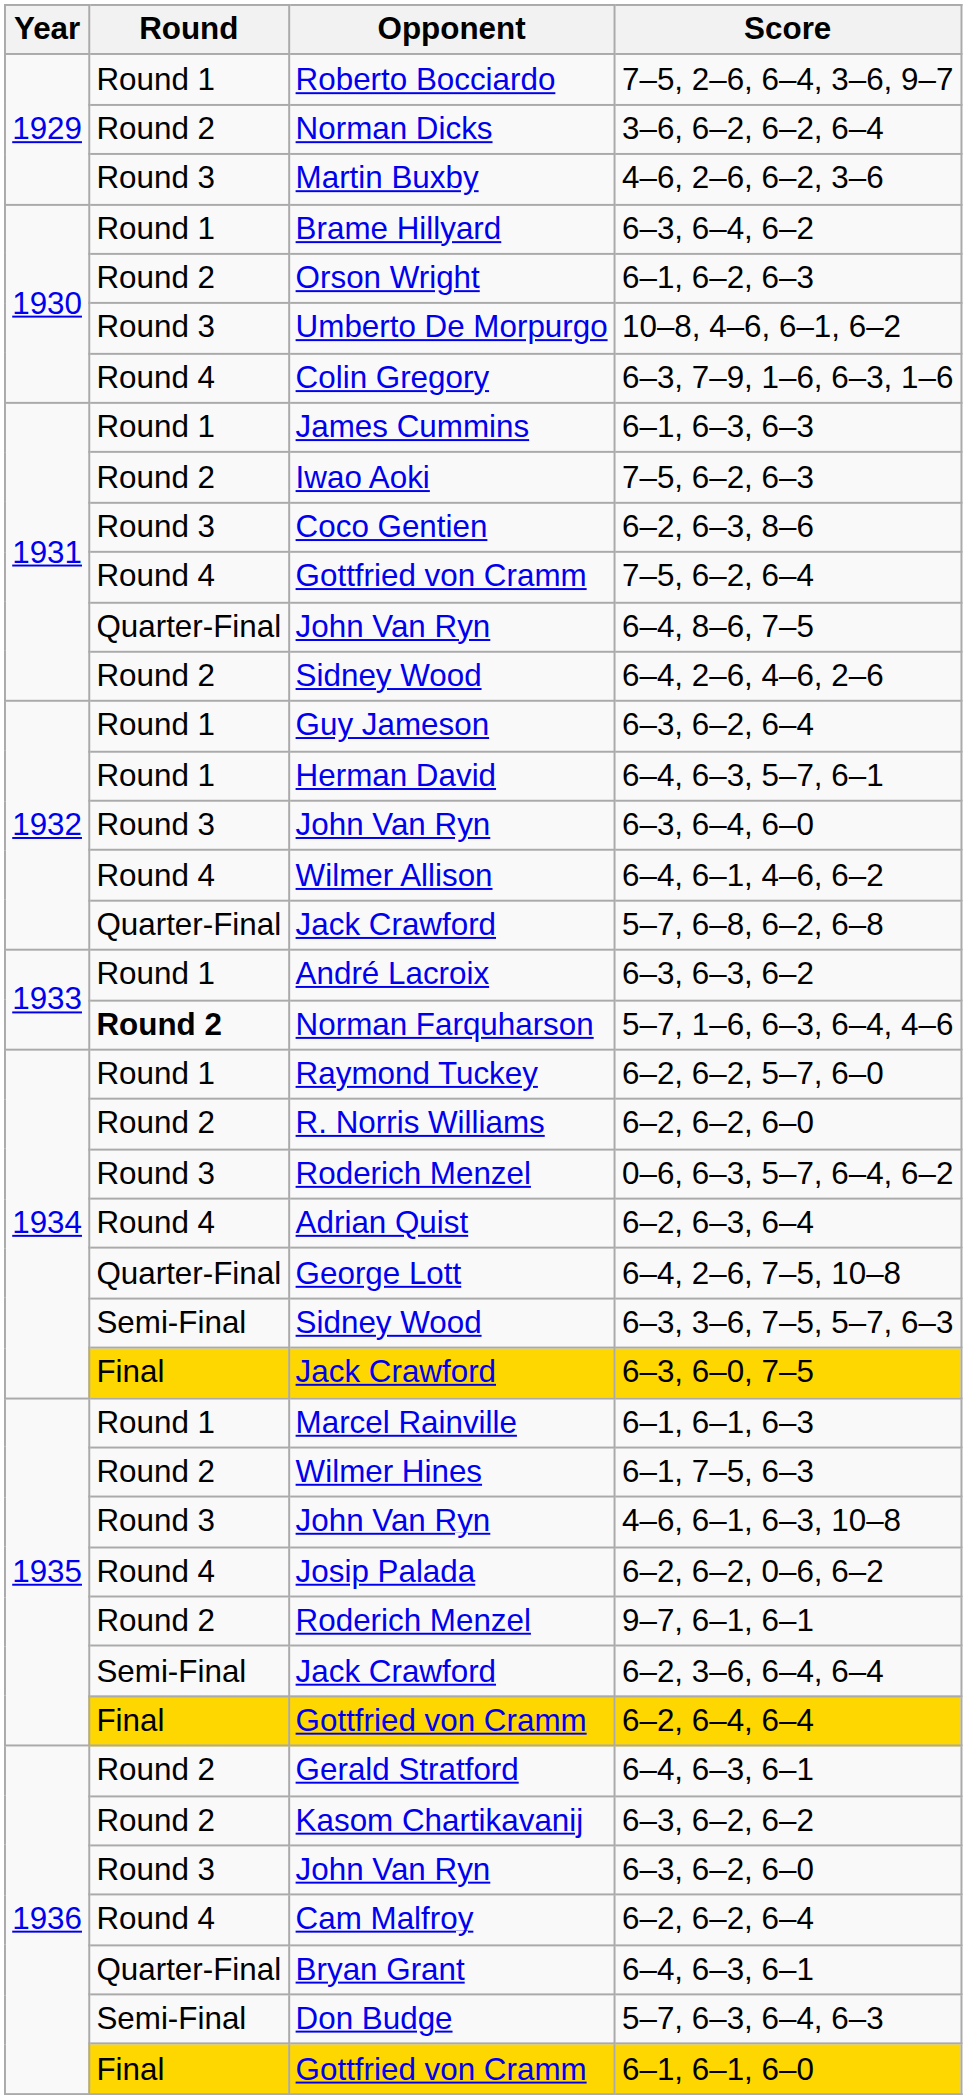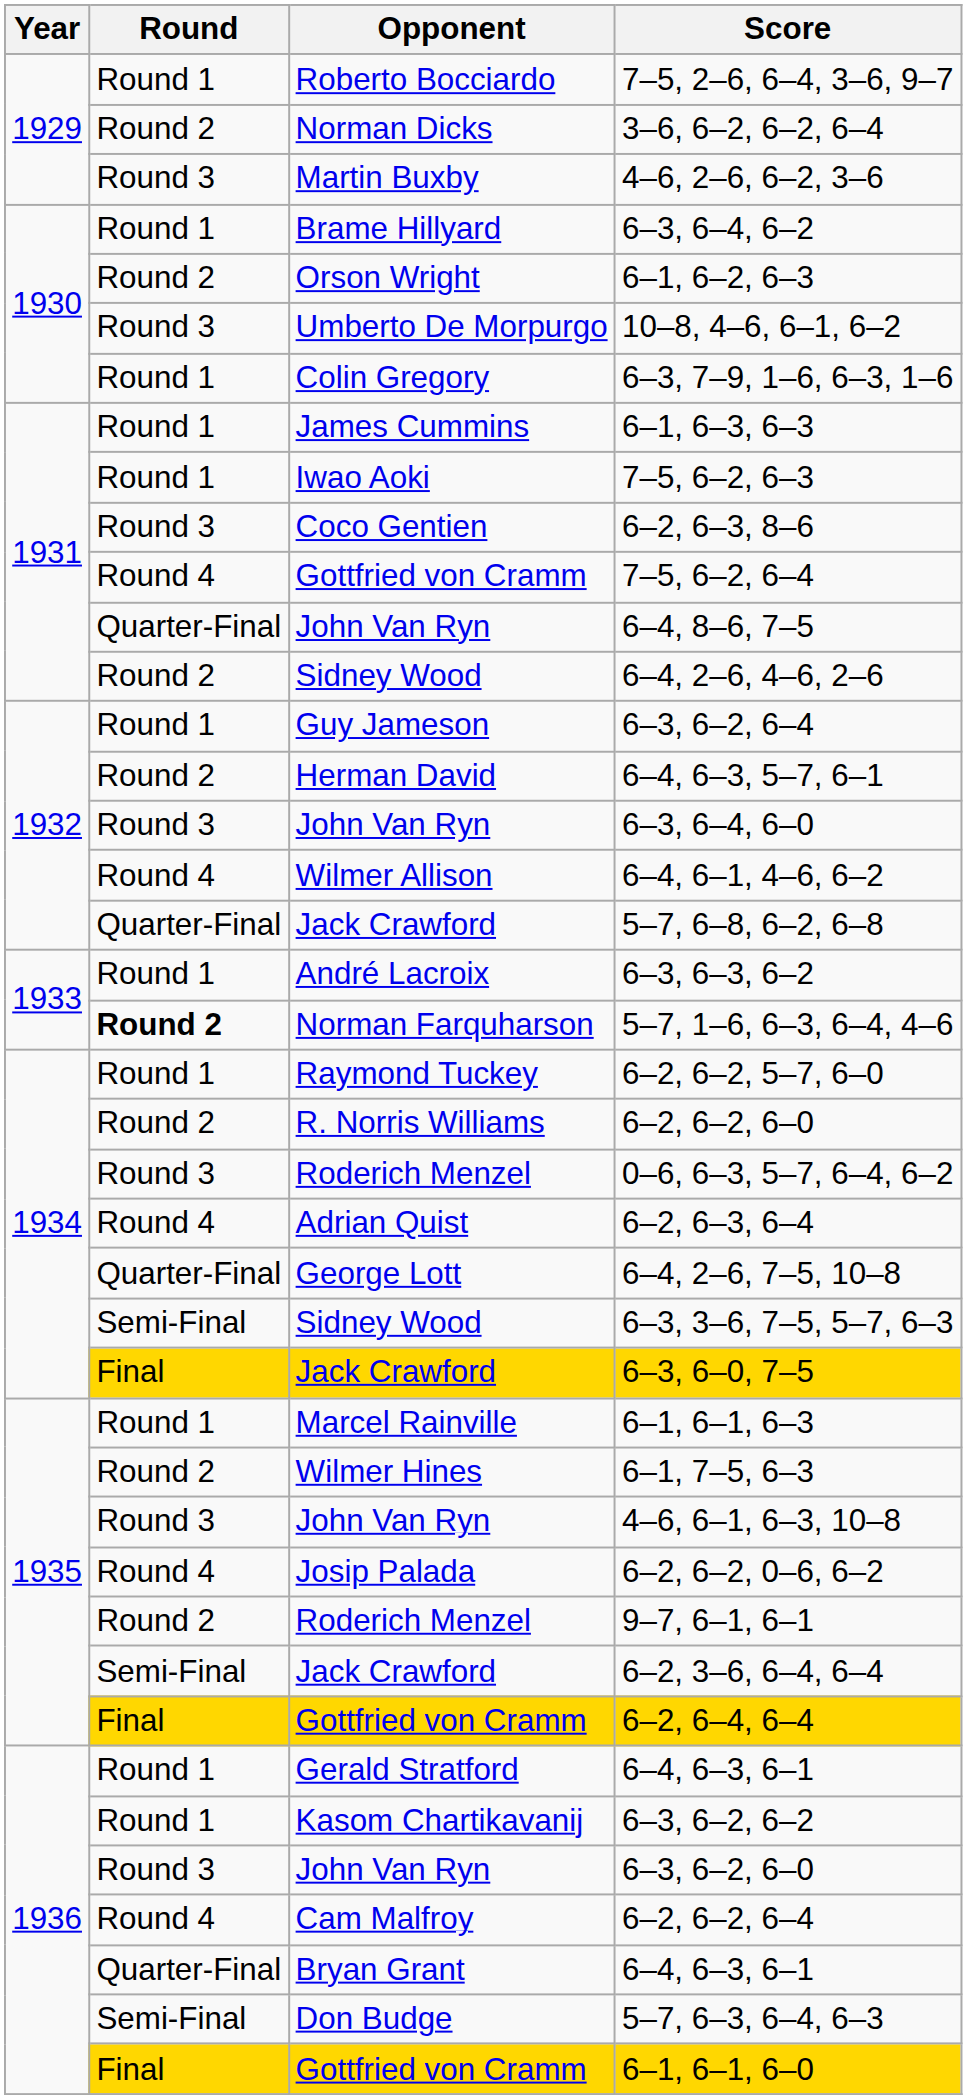(156, 377) Round 4 -> (156, 377) Round 1
(156, 476) Round 2 -> (156, 476) Round 1
(156, 775) Round 1 -> (156, 775) Round 2
(156, 1770) Round 2 -> (156, 1770) Round 1
(156, 1819) Round 2 -> (156, 1819) Round 1
